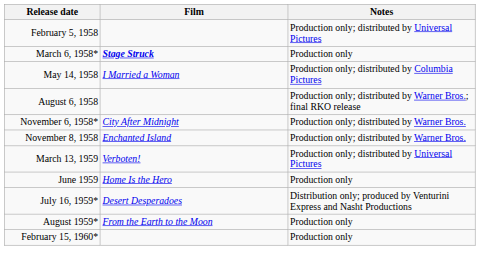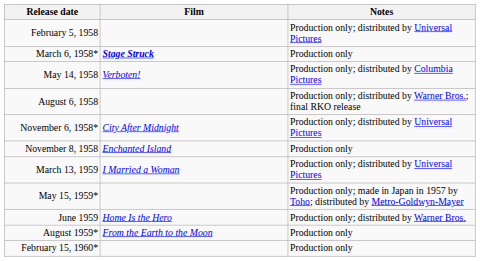(141, 75) I Married a Woman -> (122, 75) Verboten!
(378, 122) Production only; distributed by Warner Bros. -> (371, 128) Production only; distributed by Universal Pictures
(378, 138) Production only; distributed by Warner Bros. -> (321, 149) Production only
(122, 159) Verboten! -> (141, 170) I Married a Woman
+ row: (68, 196)
(321, 179) Production only -> (378, 217) Production only; distributed by Warner Bros.
- row: (69, 200)
